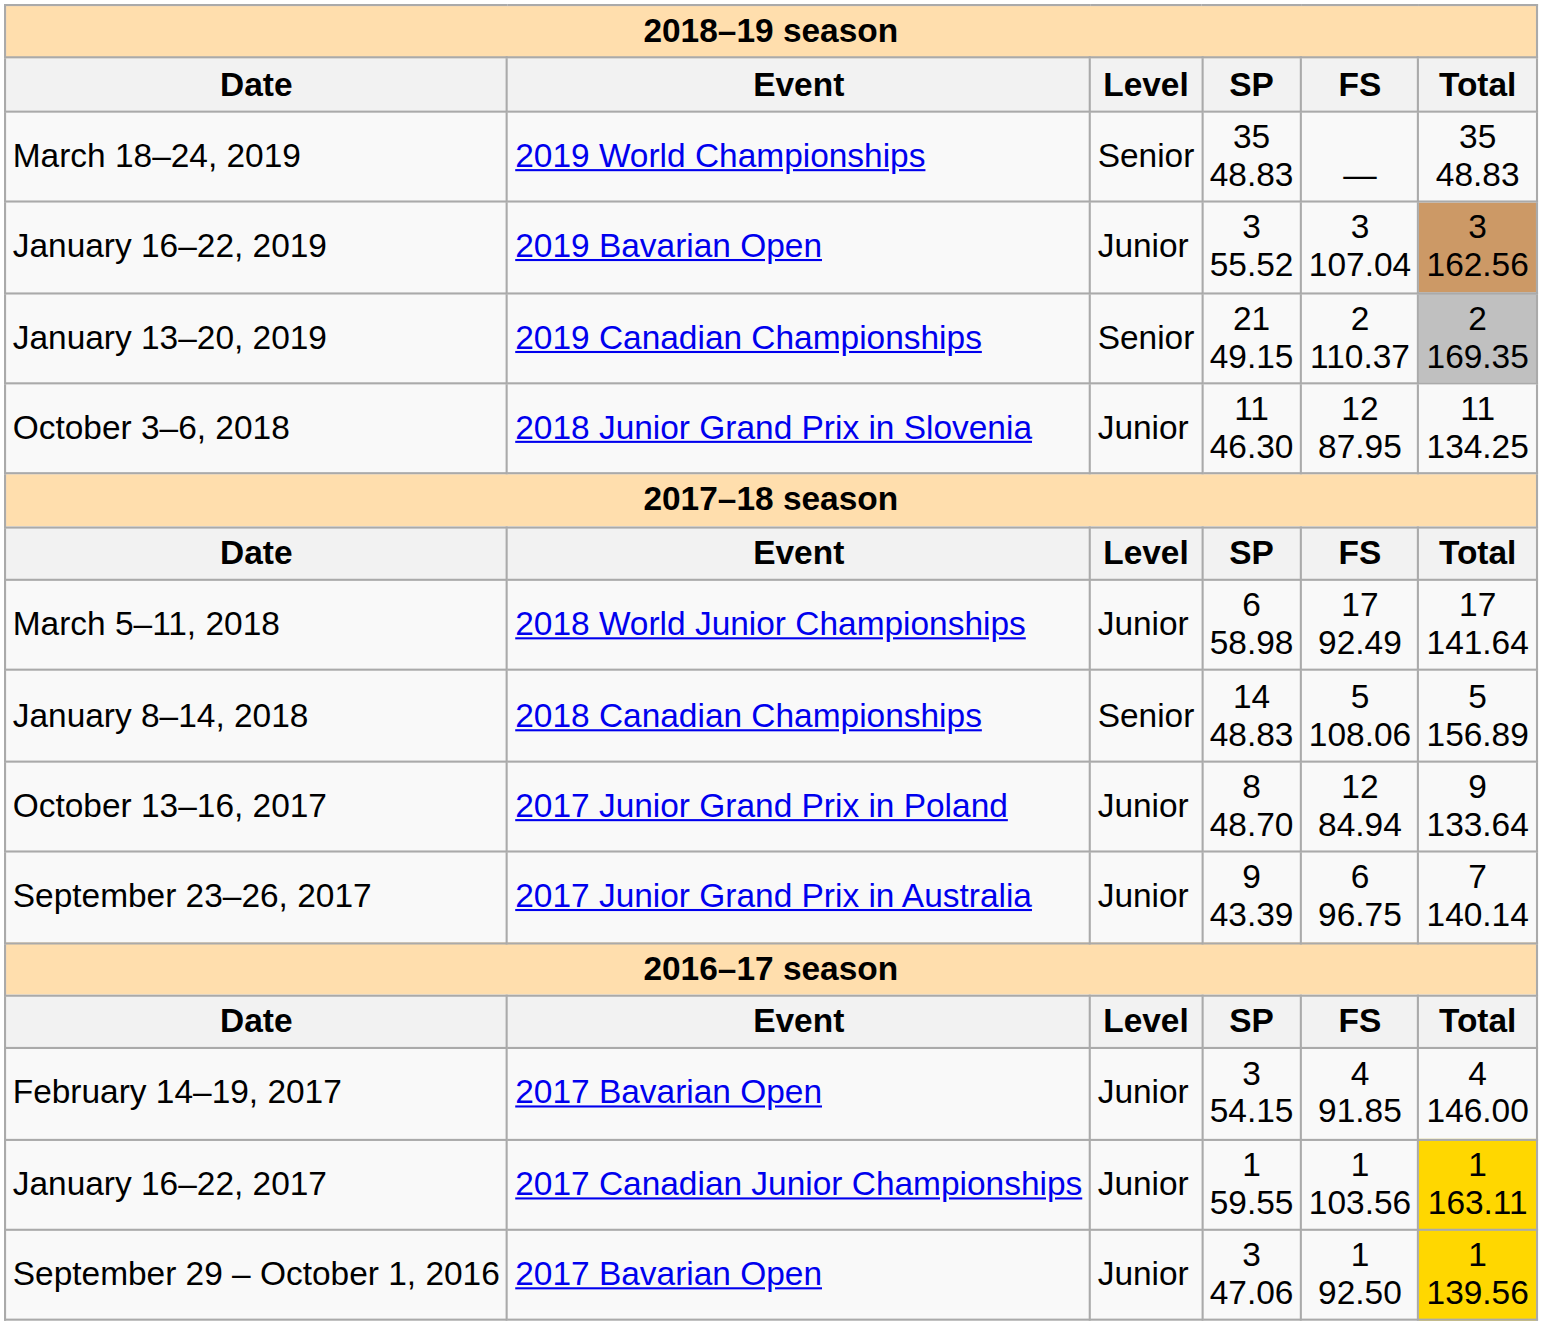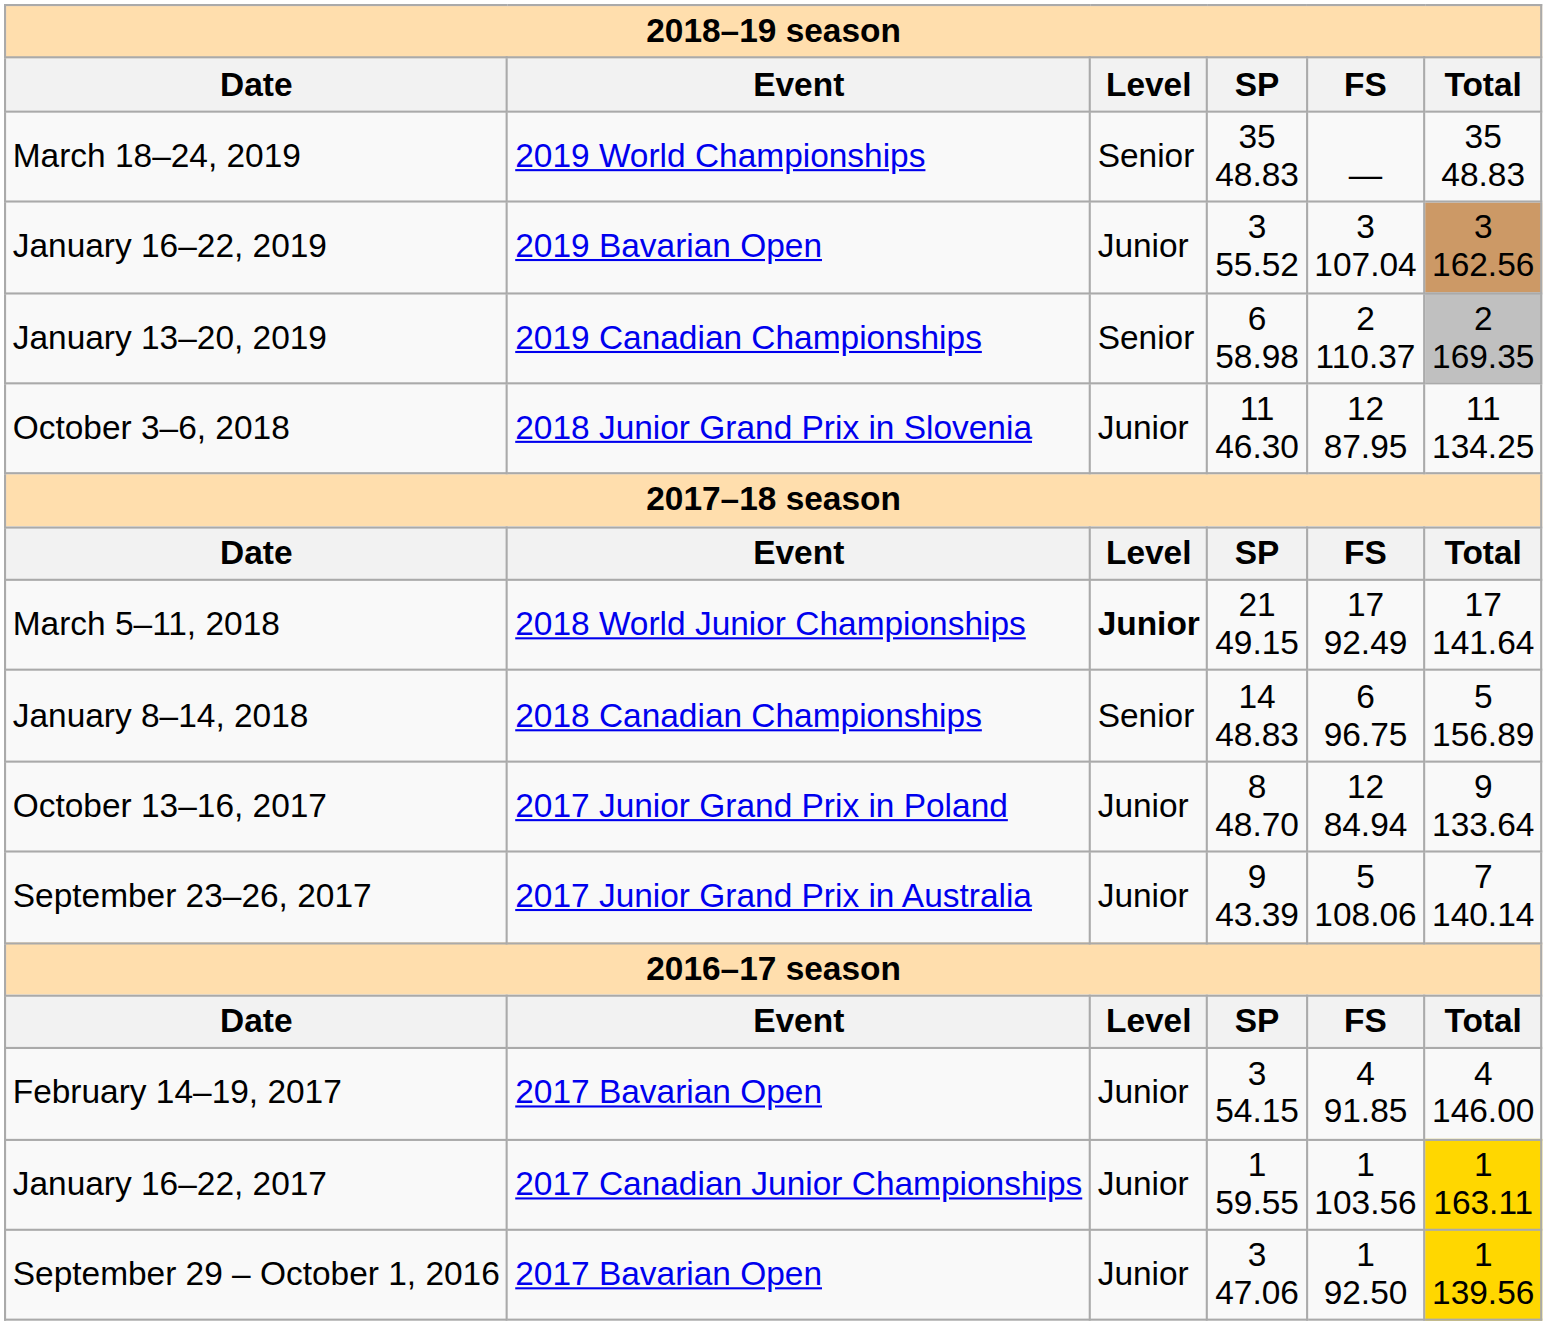(1252, 337) 21 49.15 -> (1257, 337) 6 58.98
(1143, 624) normal -> (1149, 624) bold
(1252, 624) 6 58.98 -> (1257, 624) 21 49.15
(1360, 715) 5 108.06 -> (1365, 715) 6 96.75
(1360, 896) 6 96.75 -> (1366, 896) 5 108.06
